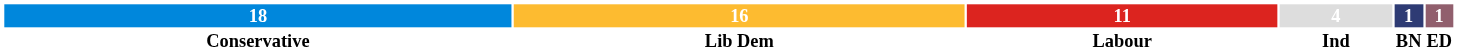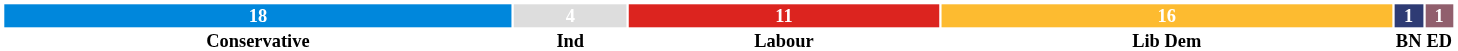columns swapped: (739, 15) <-> (1336, 15)
